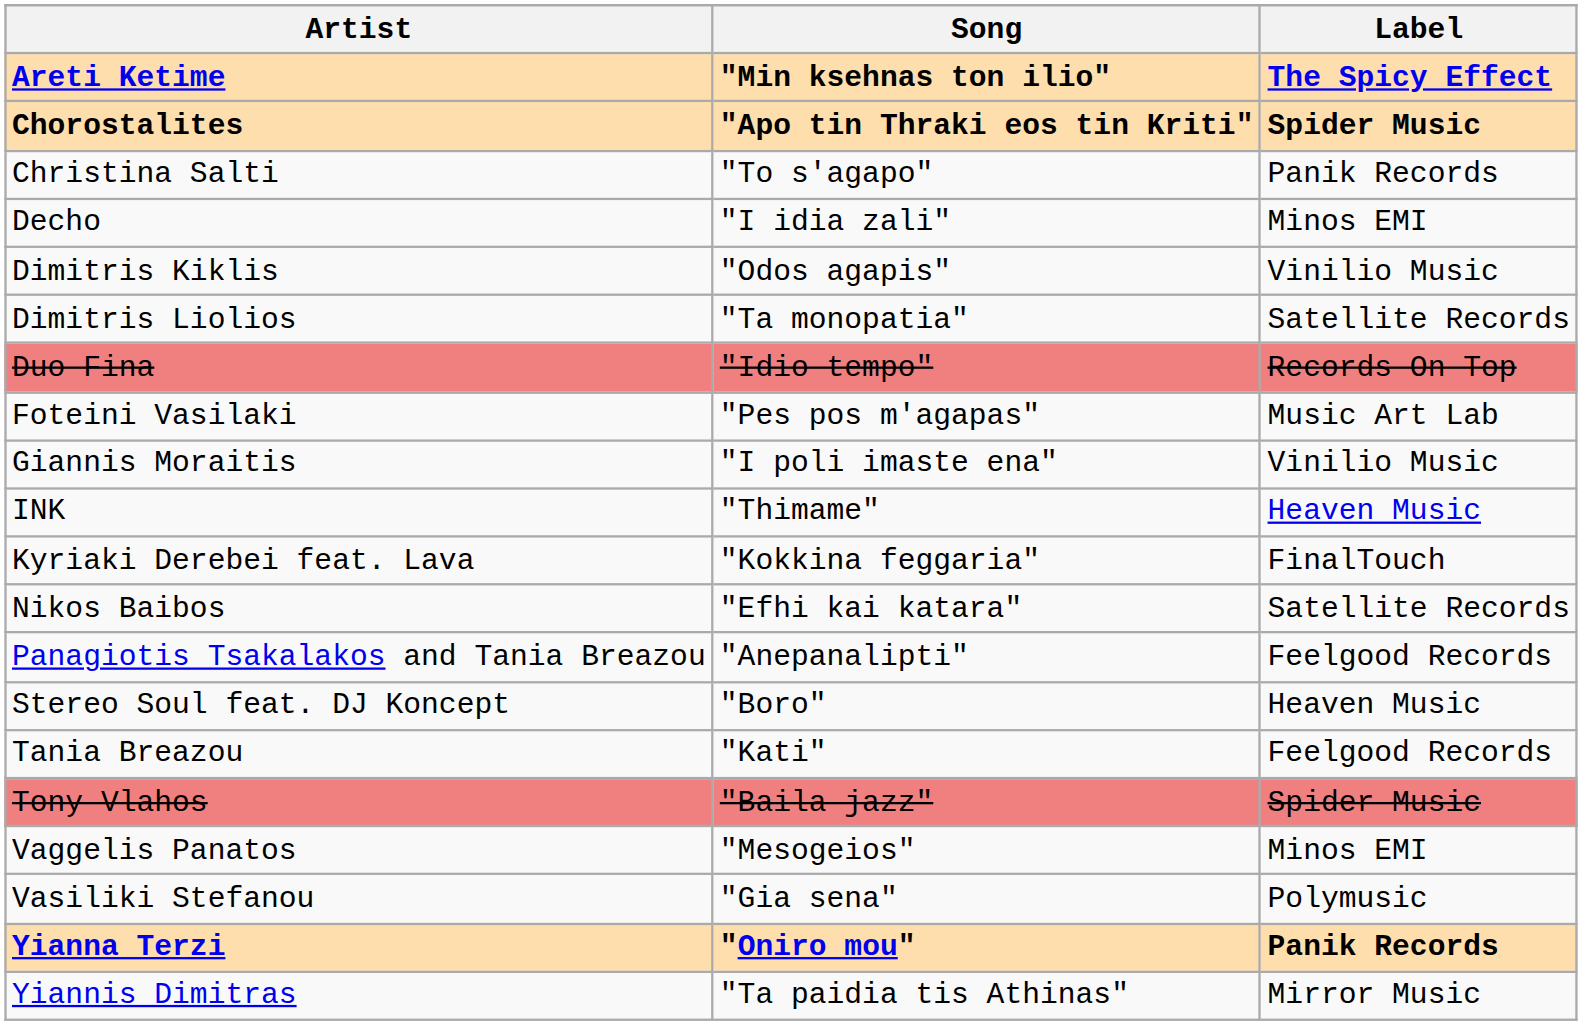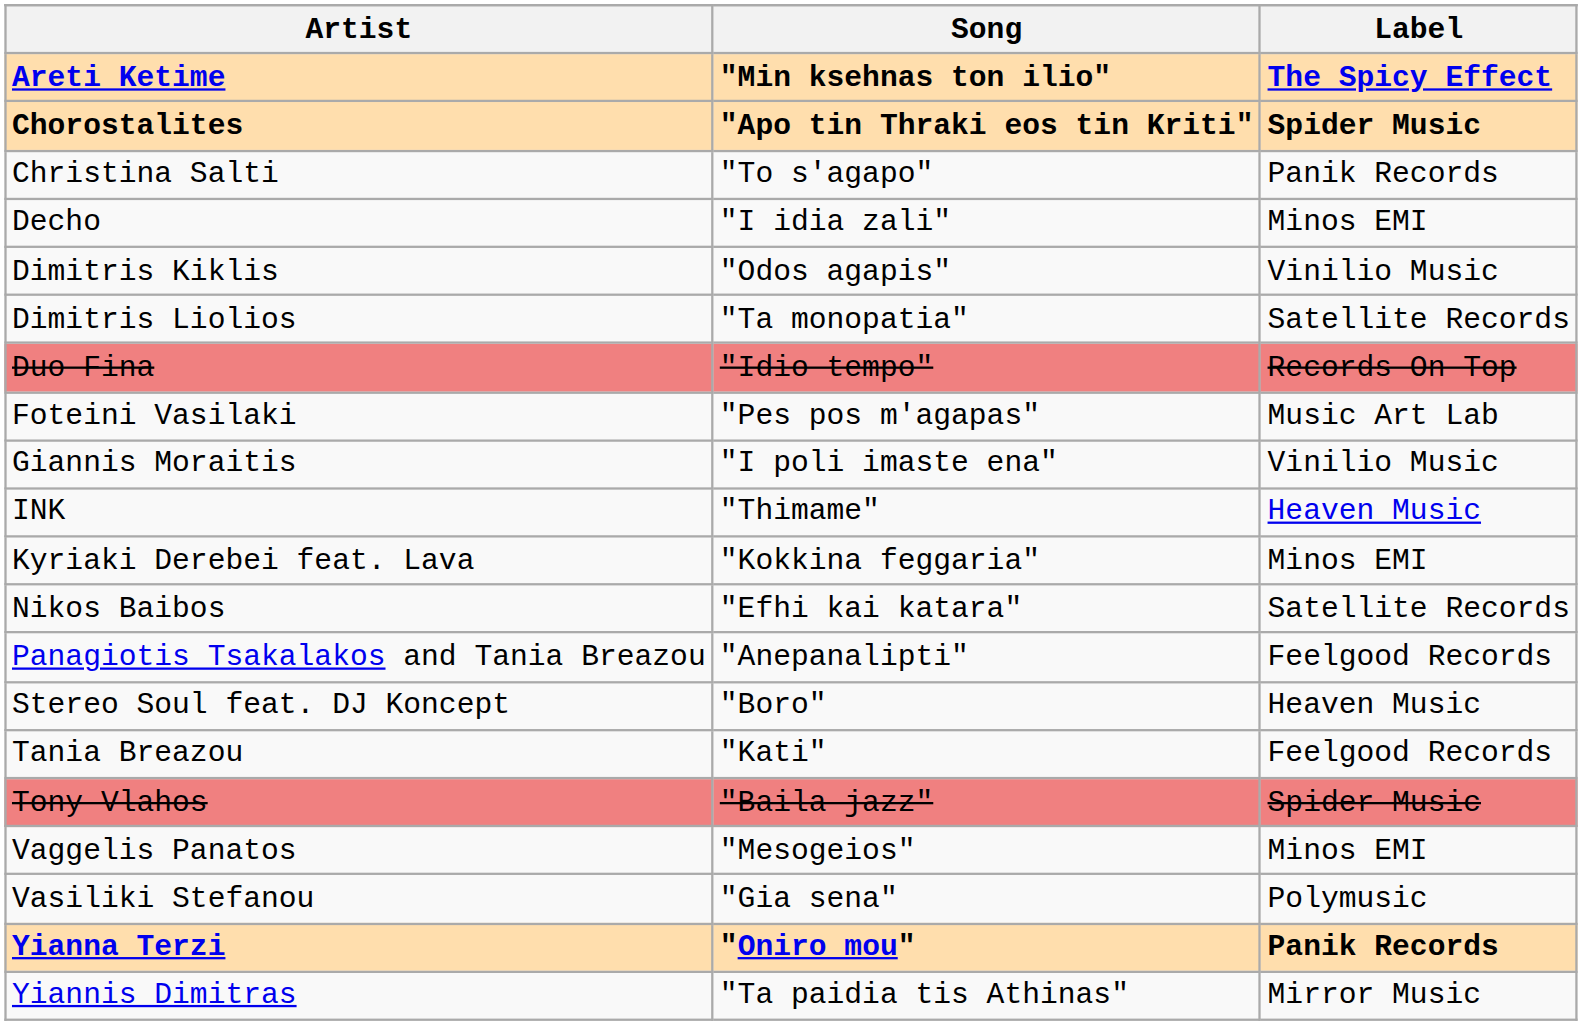(1356, 561) FinalTouch -> (1348, 561) Minos EMI
